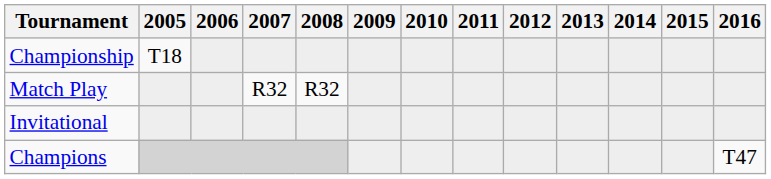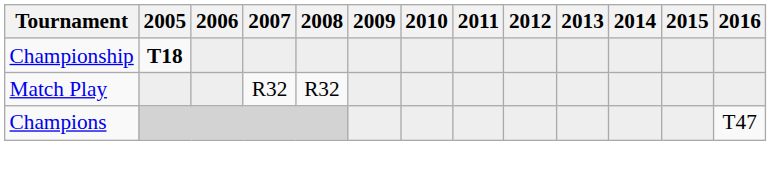(165, 55) normal -> (165, 55) bold
- row: (59, 122)
